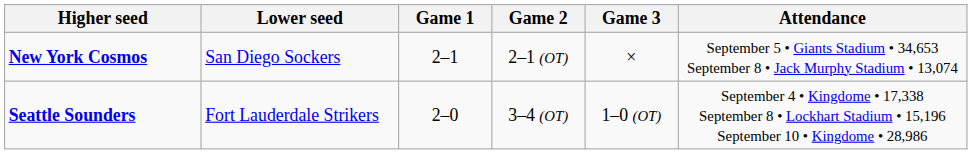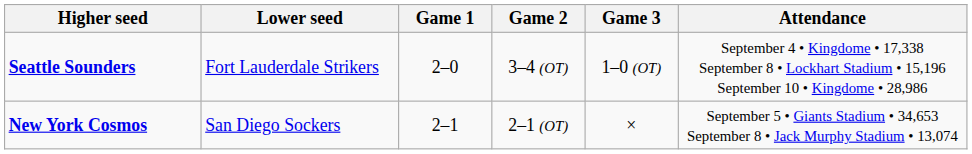rows swapped: (78, 56) <-> (72, 114)
